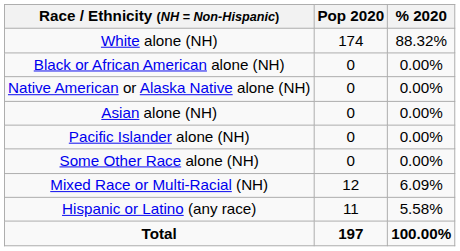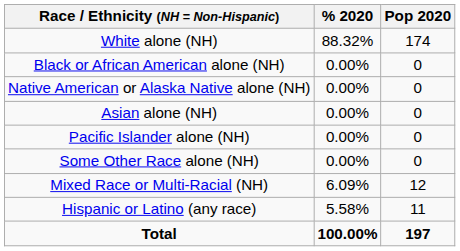columns swapped: (351, 16) <-> (421, 16)
